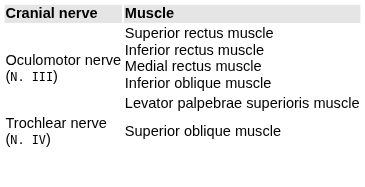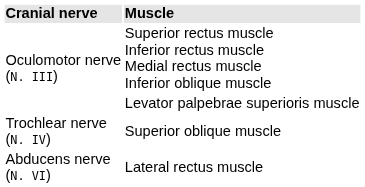+ row: (194, 167)
